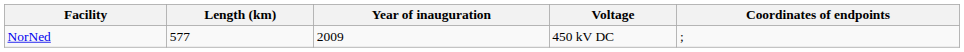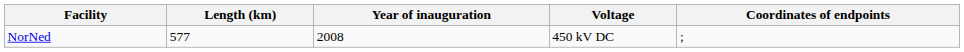(330, 36) 2009 -> (330, 36) 2008
